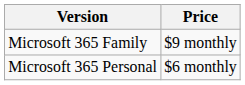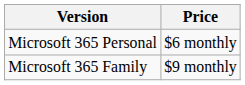rows swapped: (82, 67) <-> (78, 42)
